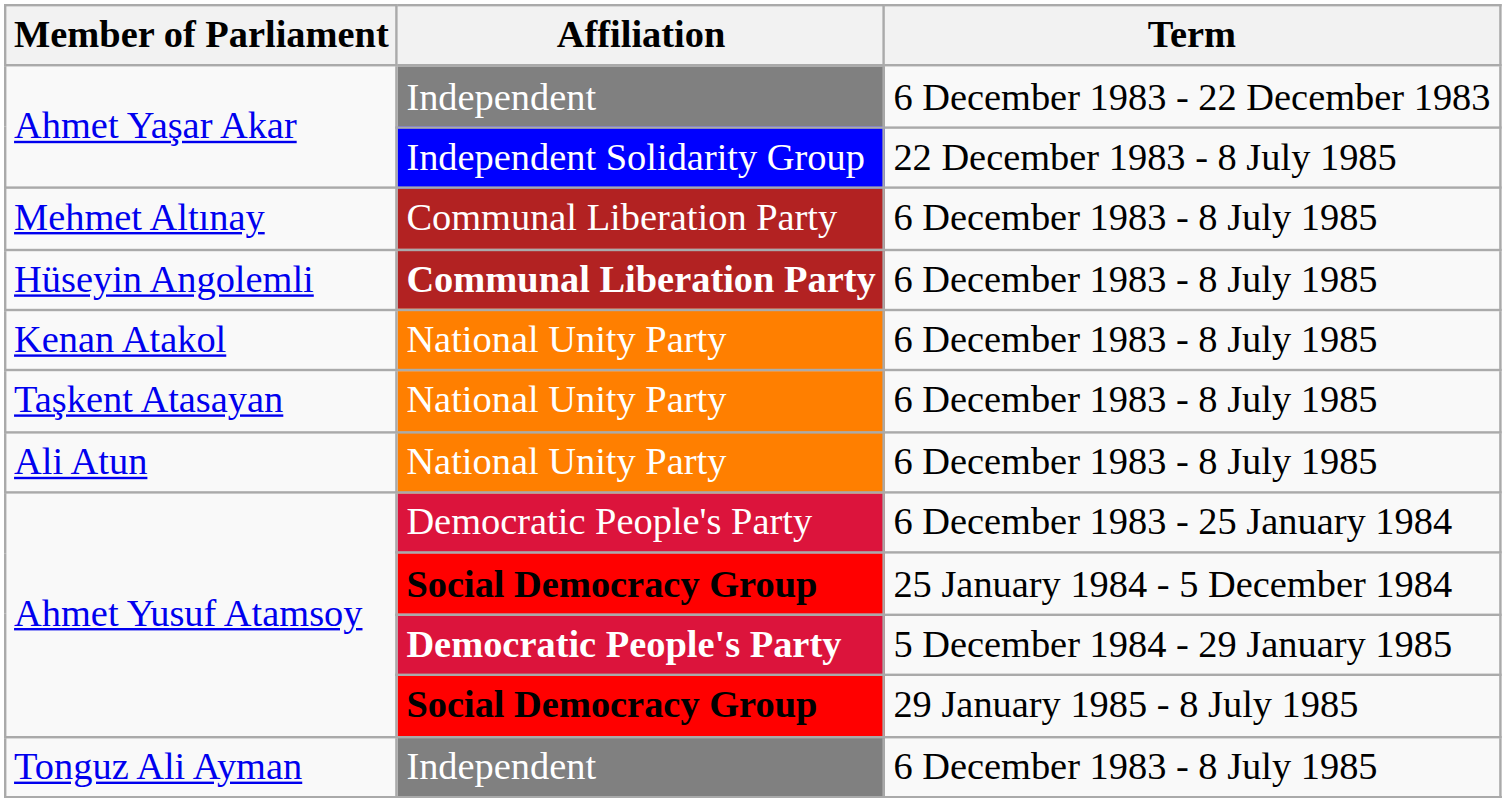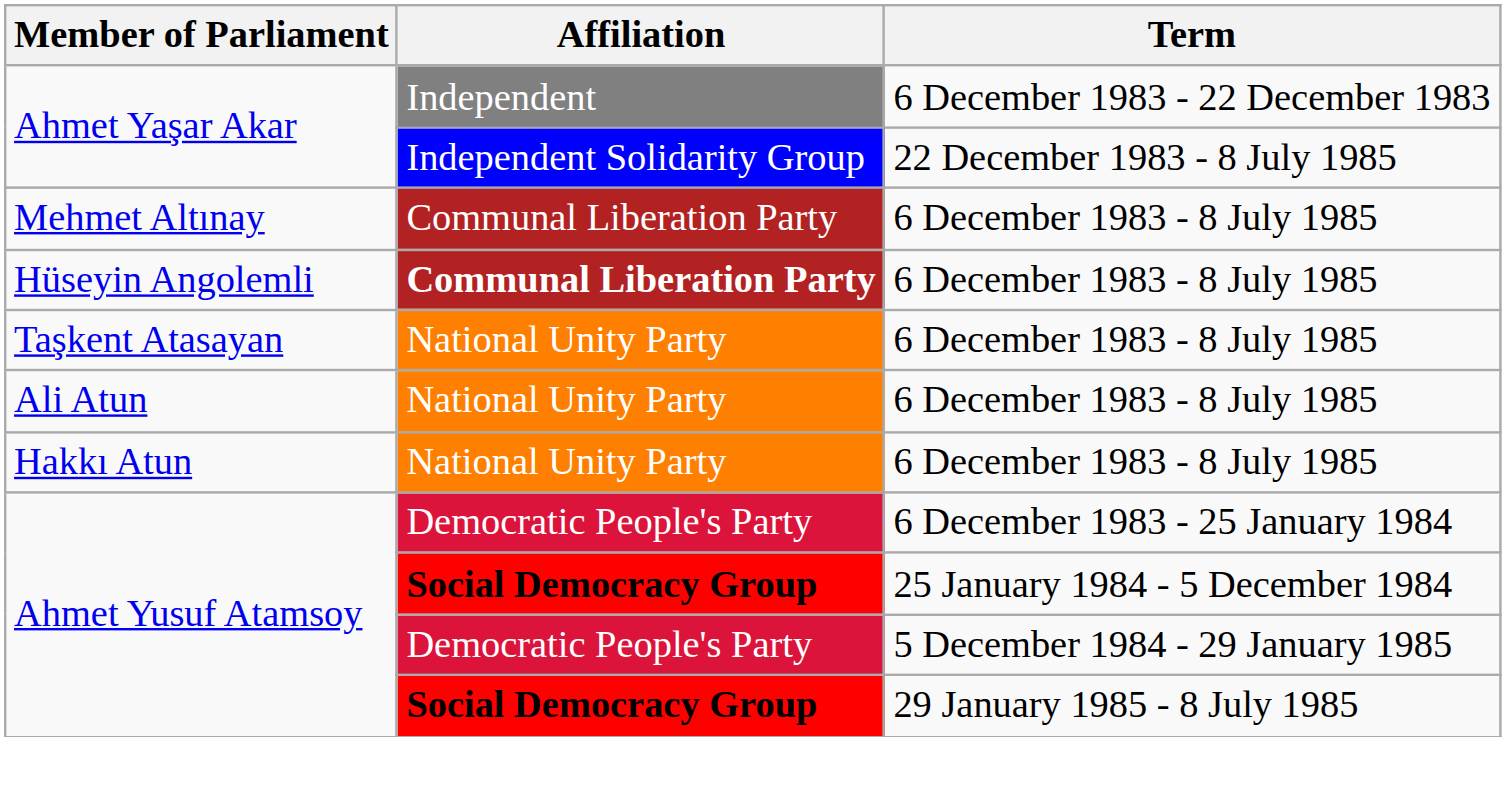- row: (120, 339)
+ row: (103, 461)
(624, 643) bold -> (609, 643) normal
- row: (158, 765)
